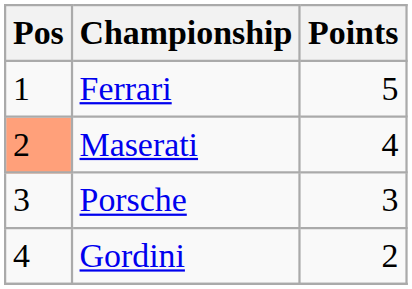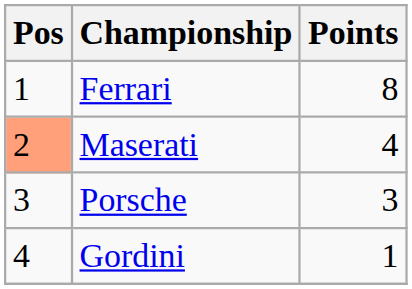(390, 88) 5 -> (390, 88) 8
(390, 256) 2 -> (390, 256) 1
